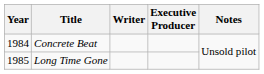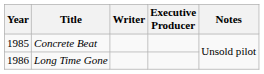(18, 43) 1984 -> (18, 43) 1985
(18, 60) 1985 -> (18, 60) 1986
